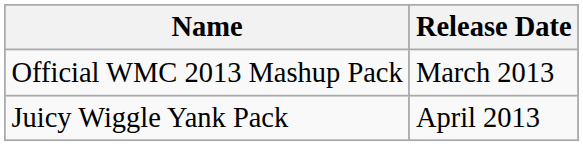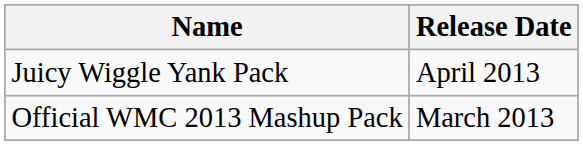rows swapped: (207, 72) <-> (150, 117)
